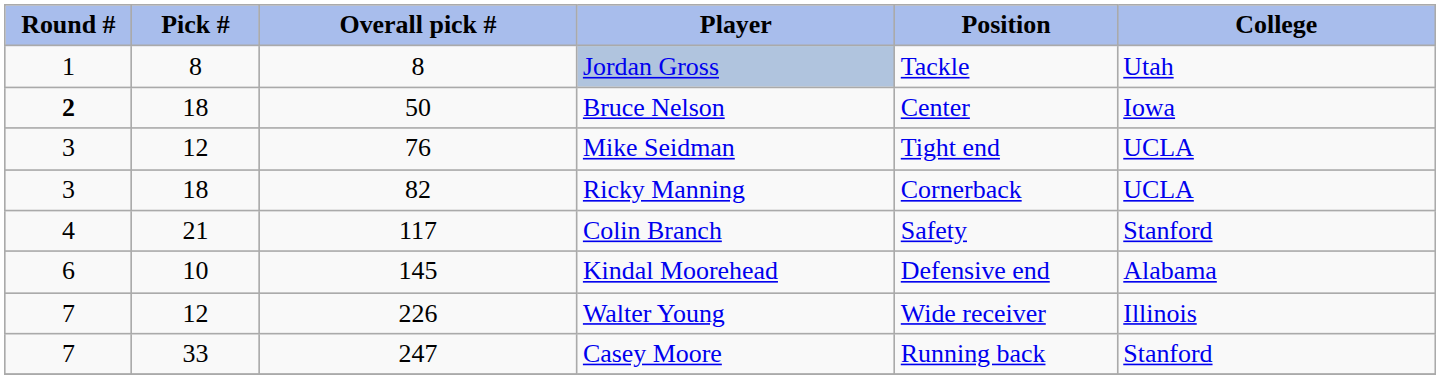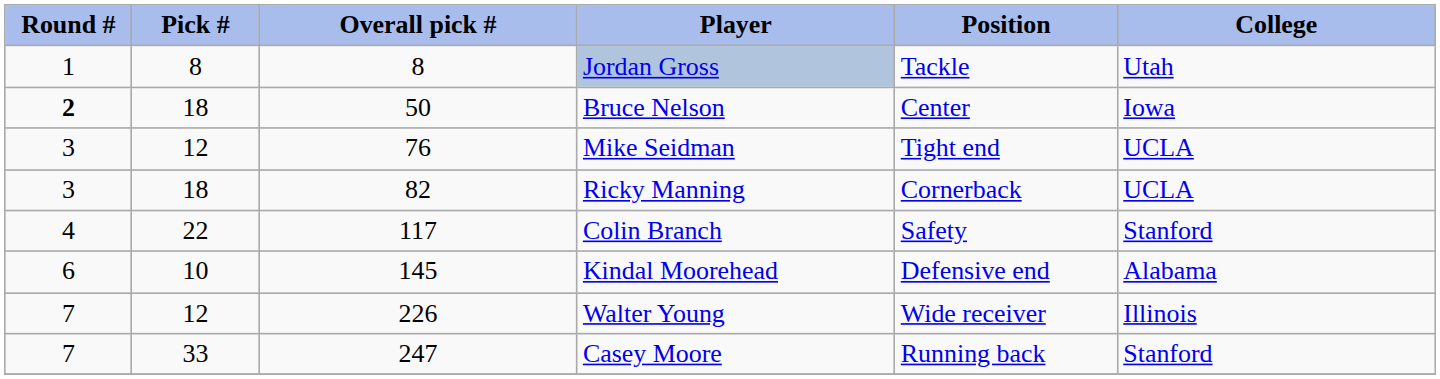(195, 230) 21 -> (195, 230) 22
